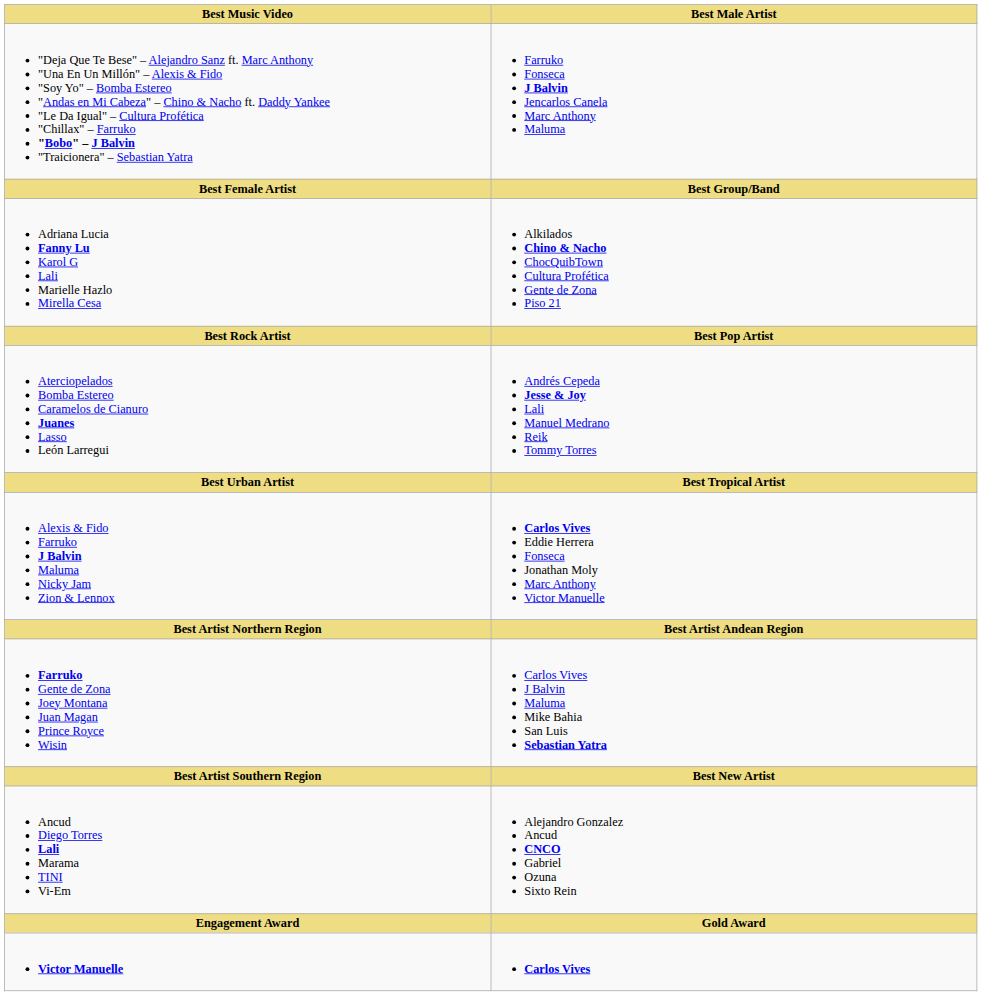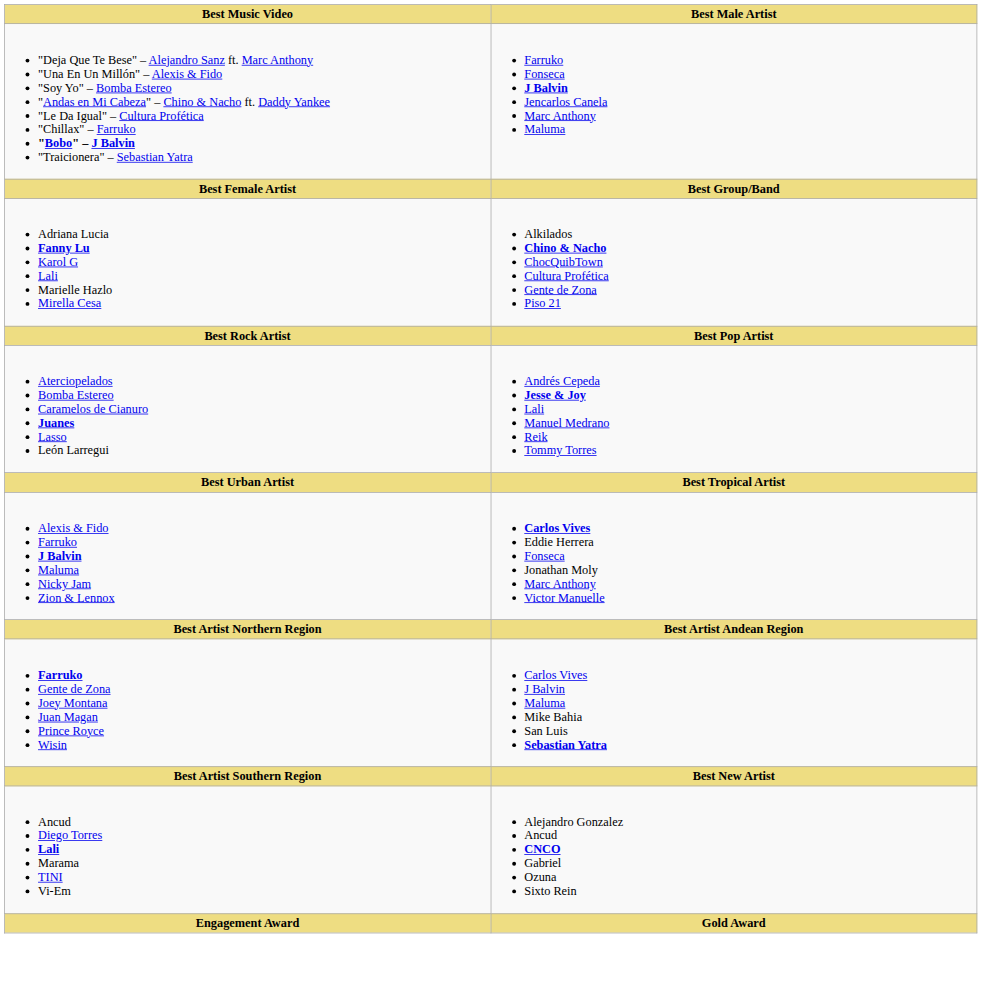- row: (248, 969)
